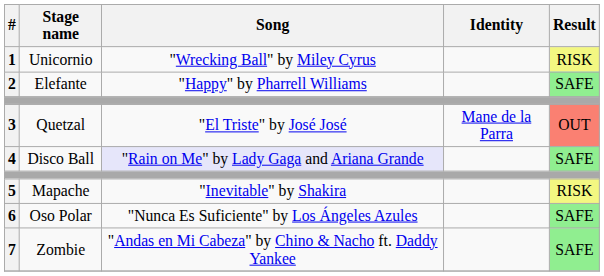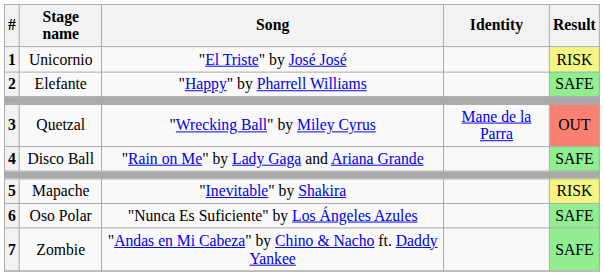(273, 59) "Wrecking Ball" by Miley Cyrus -> (273, 59) "El Triste" by José José
(273, 125) "El Triste" by José José -> (273, 125) "Wrecking Ball" by Miley Cyrus
(273, 158) lavender background -> (273, 158) no background
